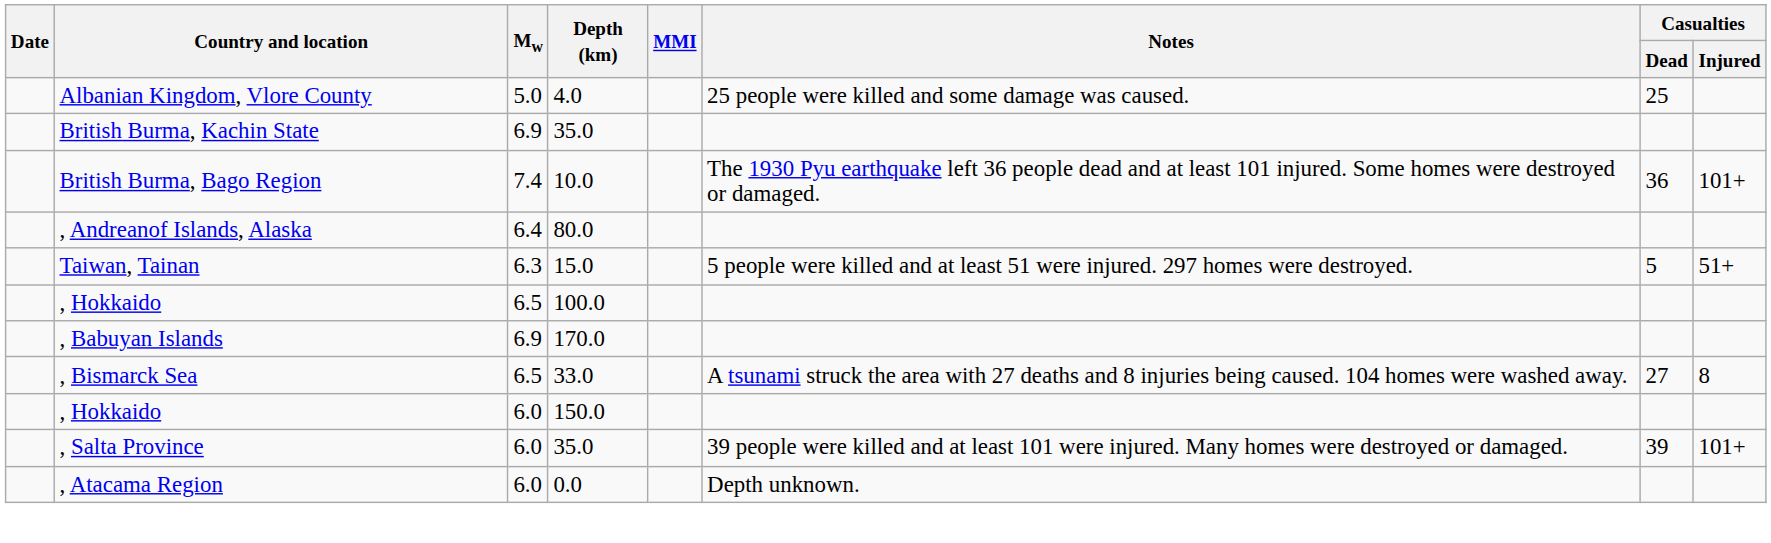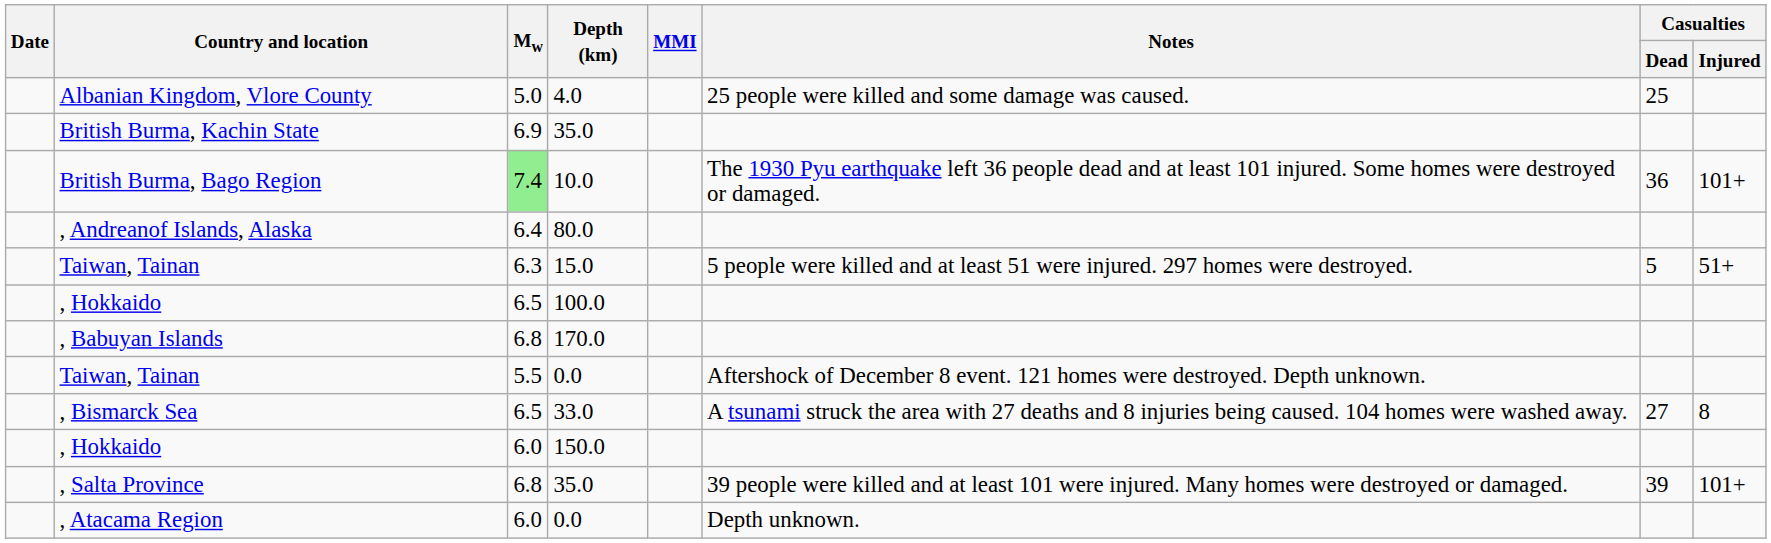(528, 180) no background -> (528, 180) lightgreen background
(528, 338) 6.9 -> (528, 338) 6.8
+ row: (130, 374)
(528, 447) 6.0 -> (528, 483) 6.8
